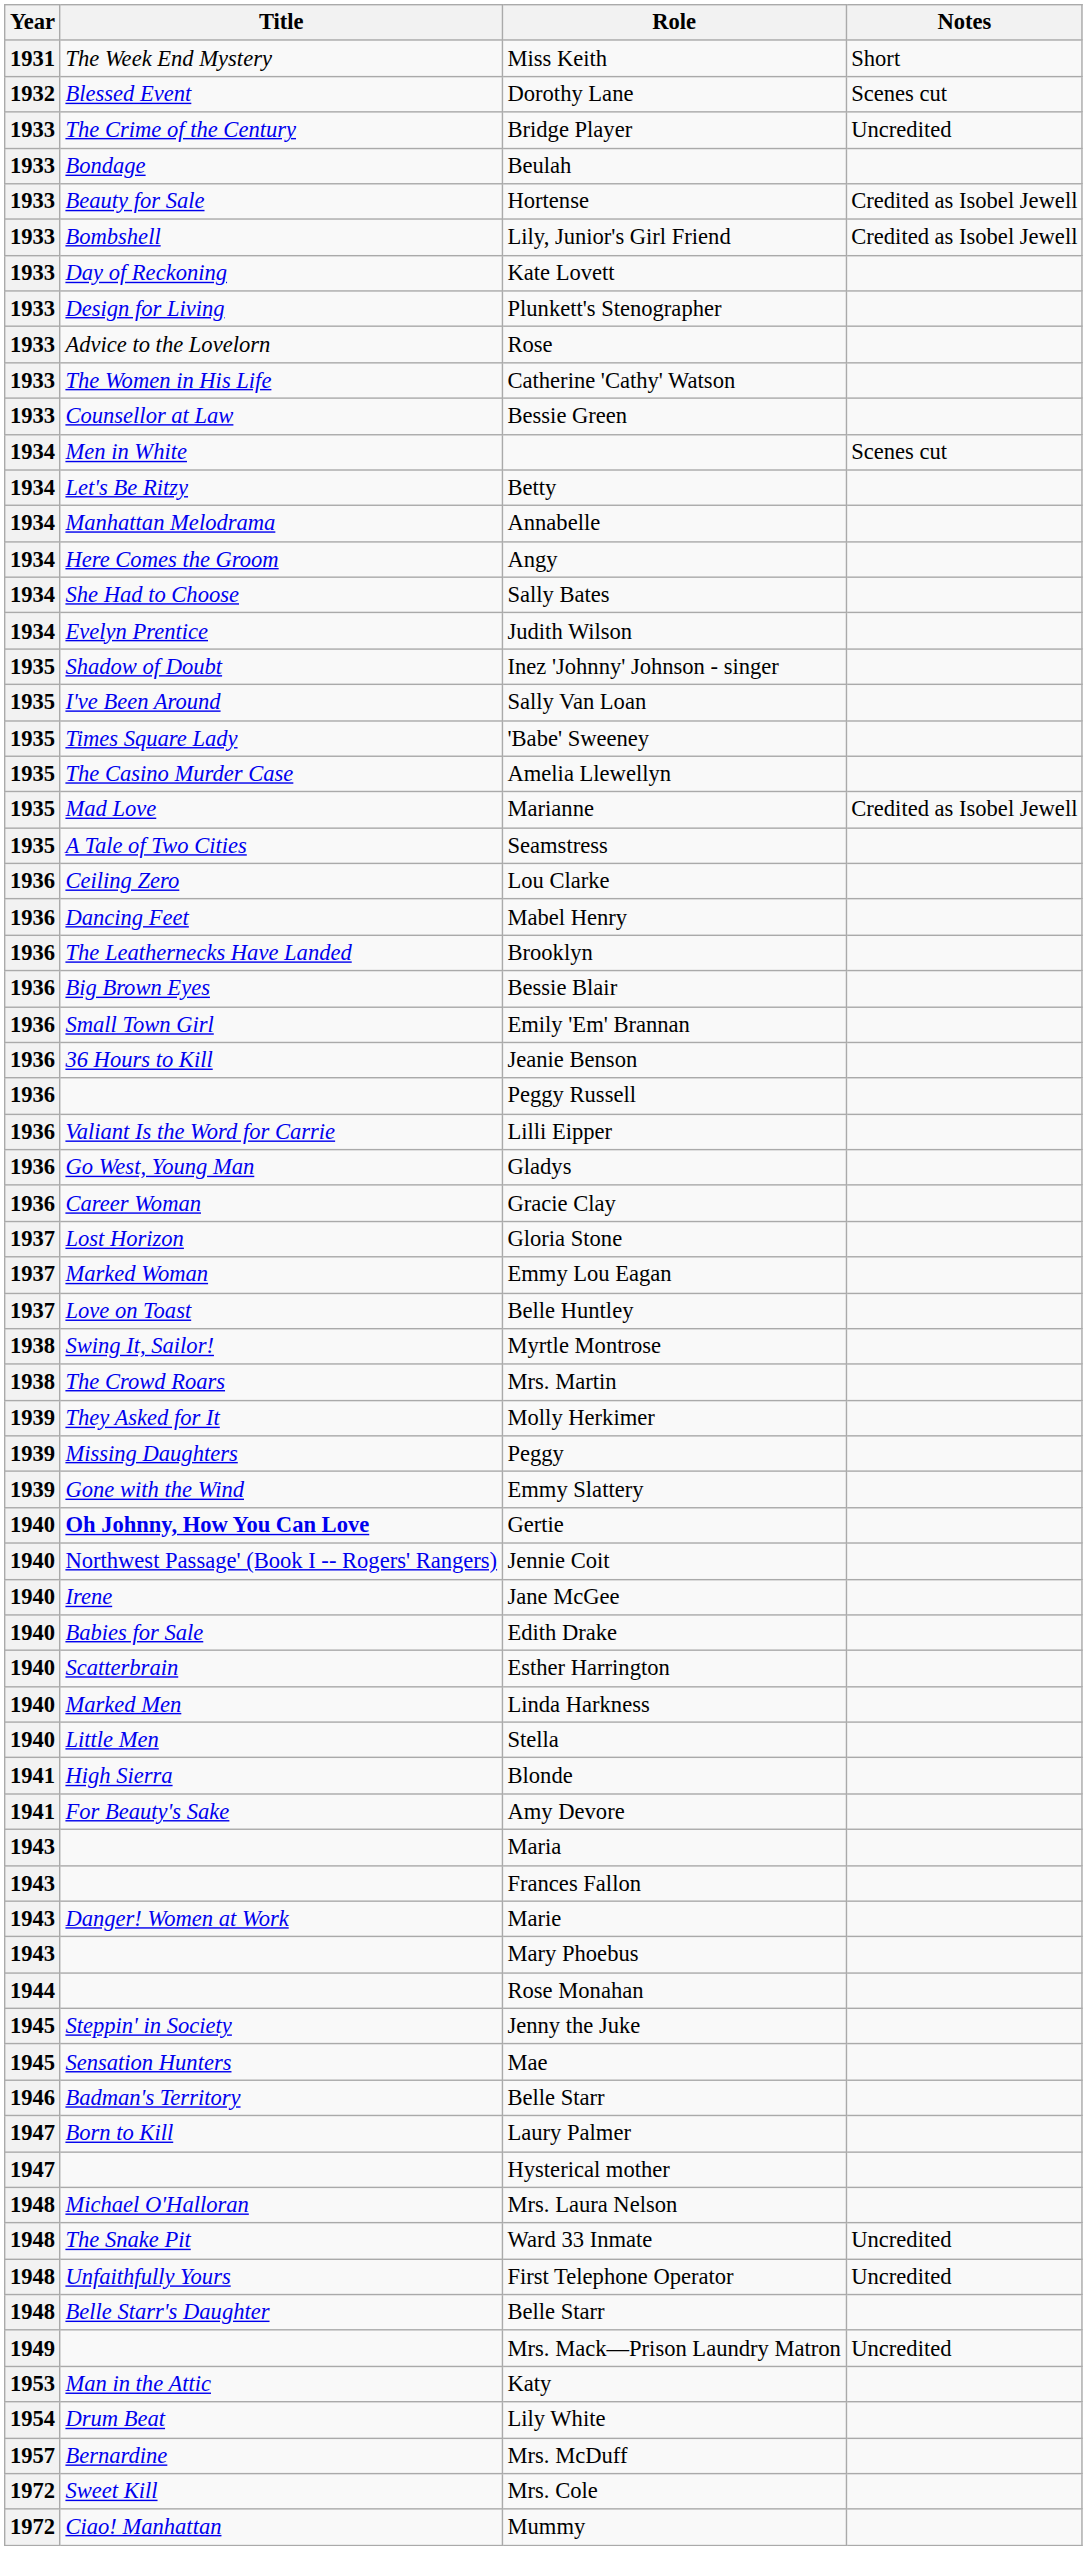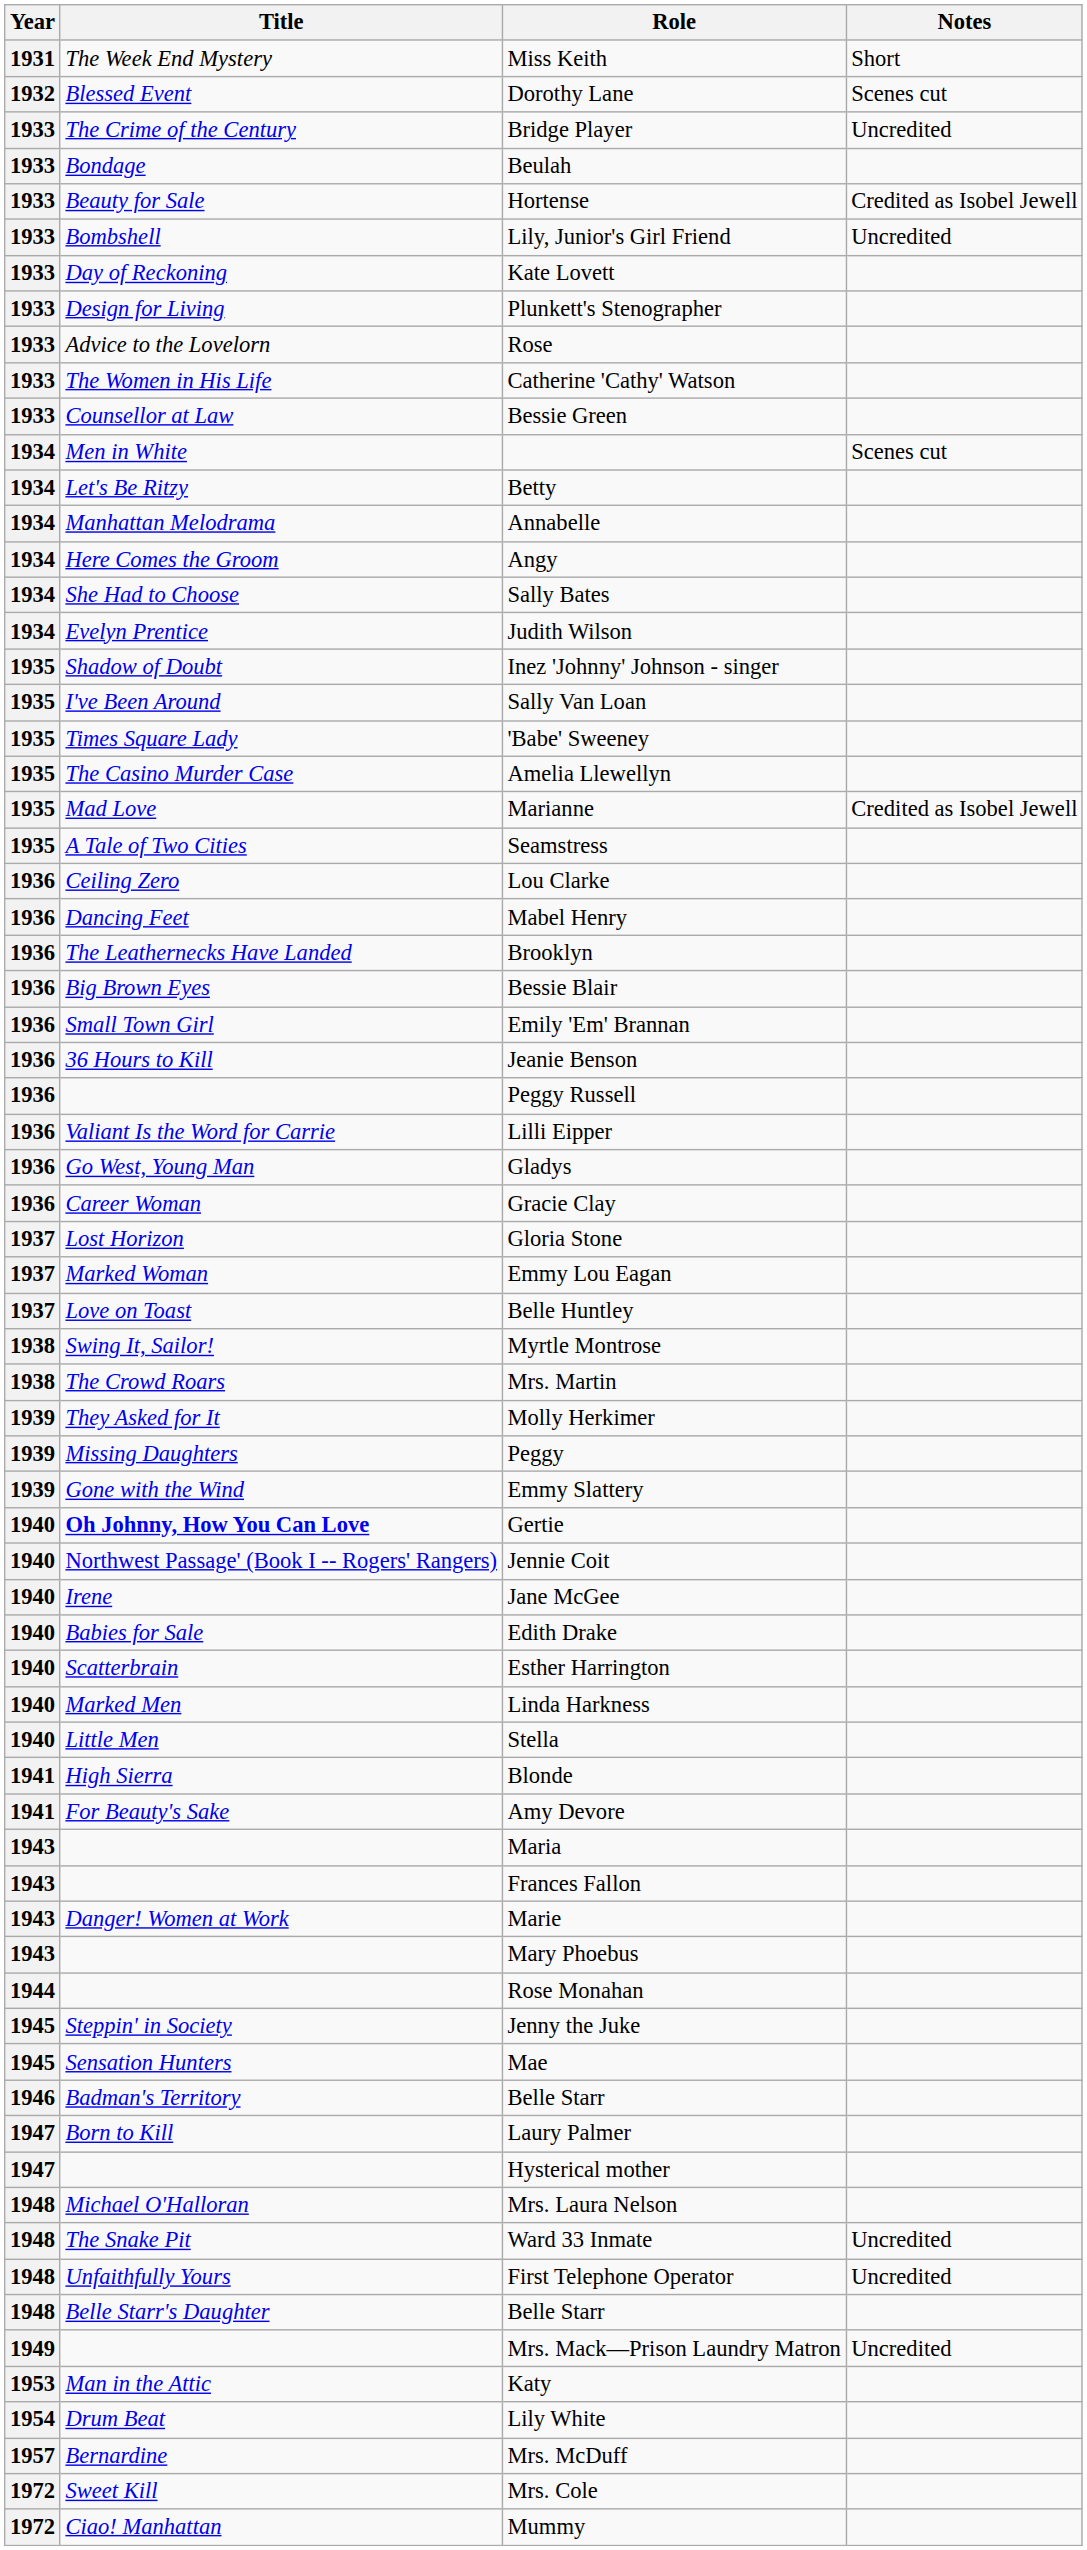(964, 237) Credited as Isobel Jewell -> (901, 237) Uncredited
